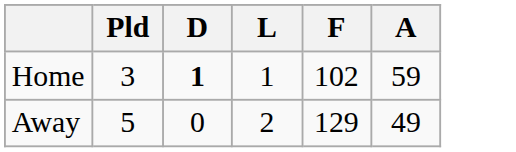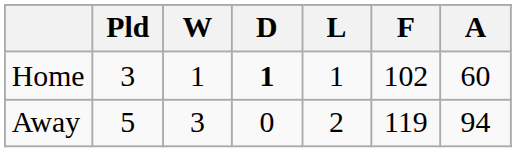+ column: (197, 28)
(406, 75) 59 -> (475, 75) 60
(336, 122) 129 -> (406, 122) 119
(406, 122) 49 -> (475, 122) 94
